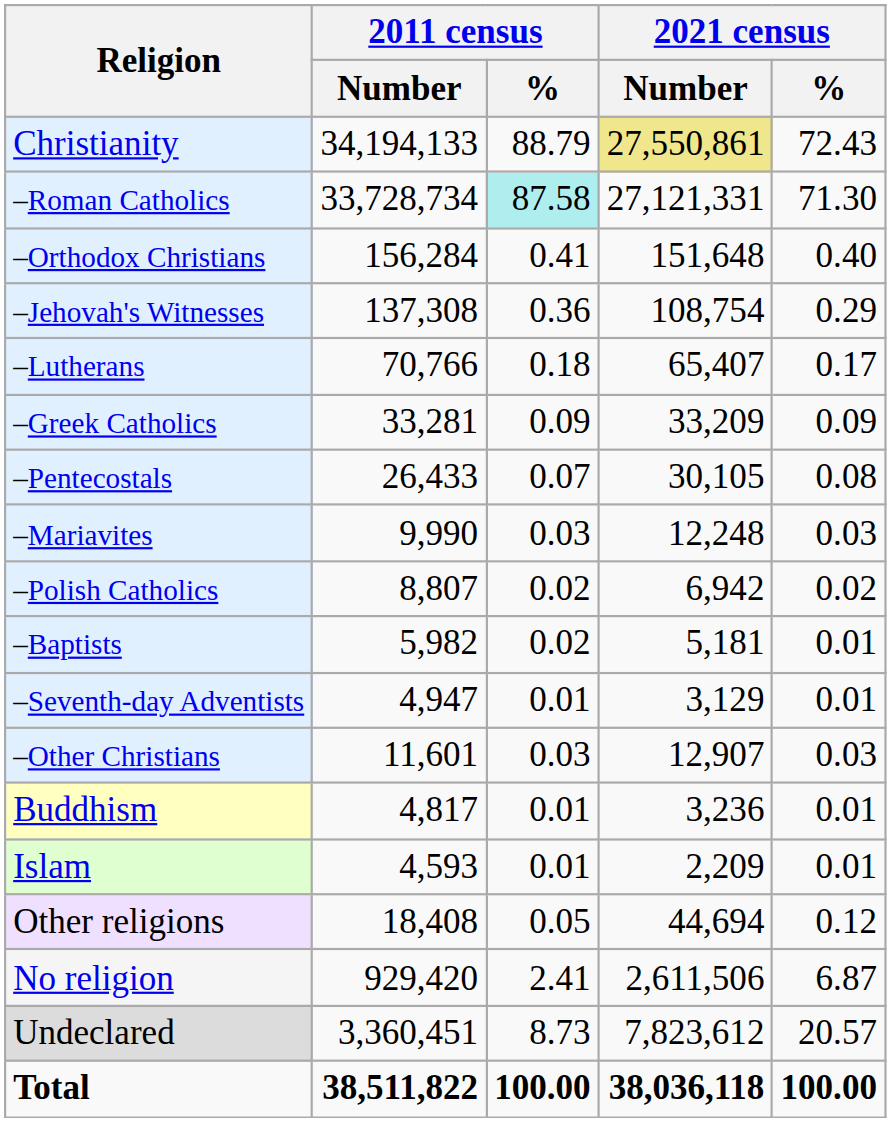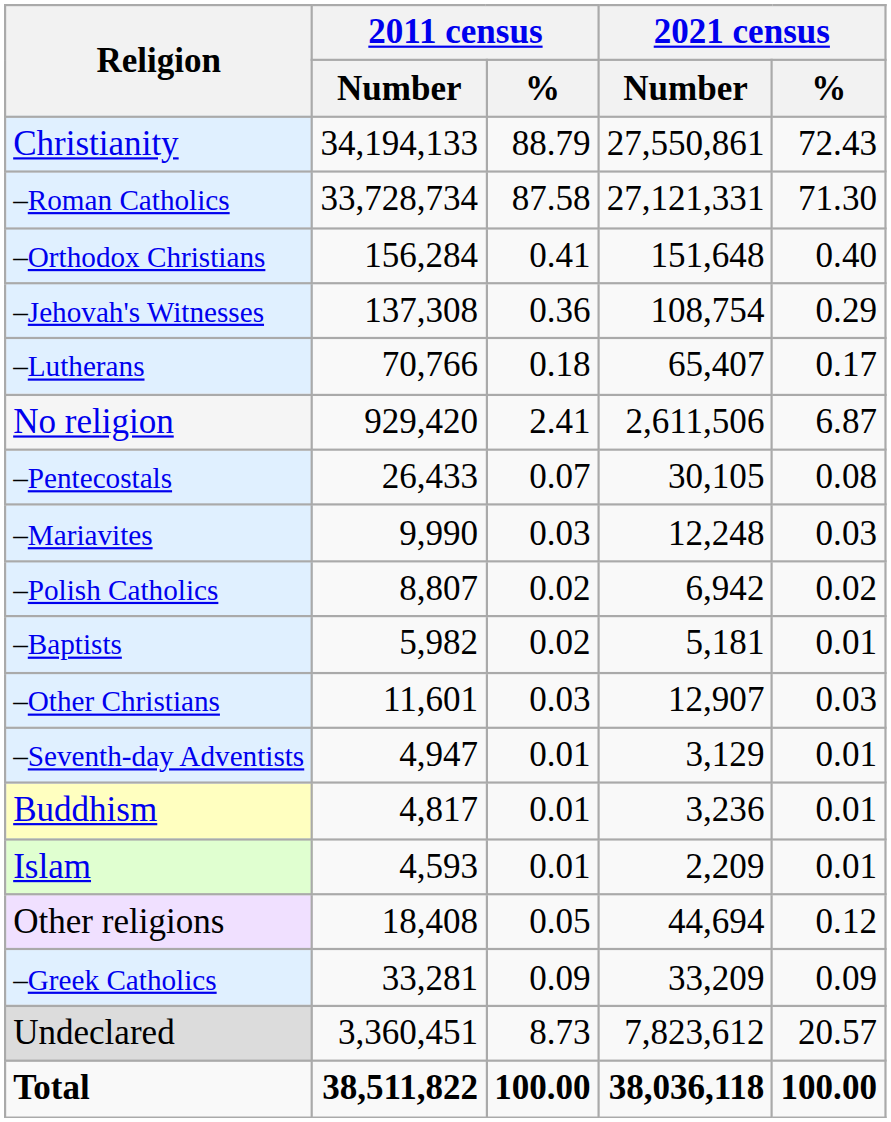(686, 143) khaki background -> (686, 143) no background
(551, 198) paleturquoise background -> (551, 198) no background
rows swapped: (115, 423) <-> (93, 976)
rows swapped: (159, 701) <-> (117, 756)
